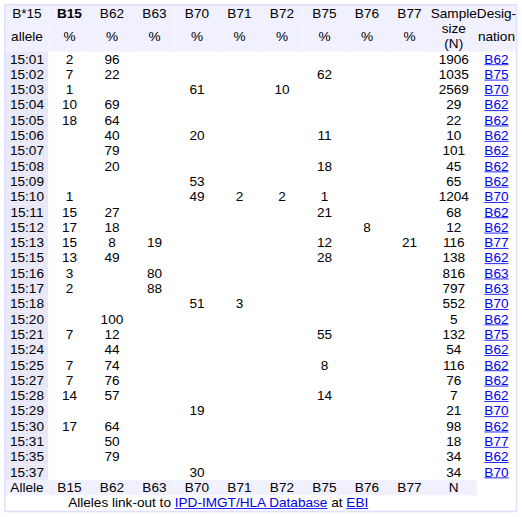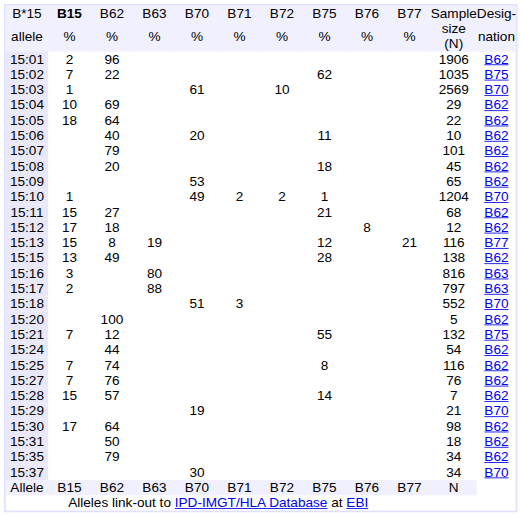(69, 395) 14 -> (69, 395) 15
(496, 441) B77 -> (496, 441) B62
